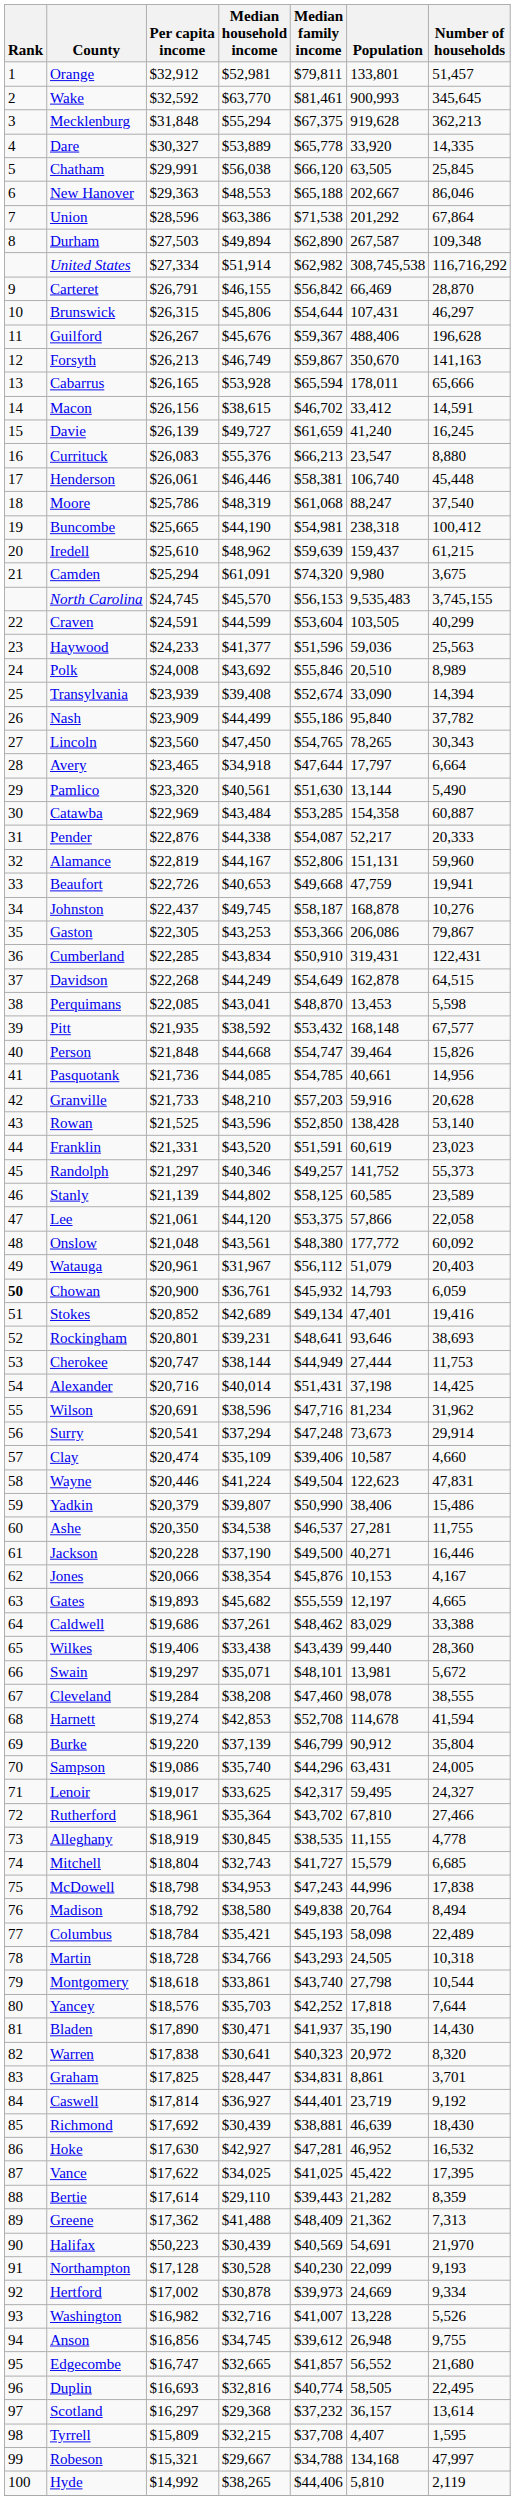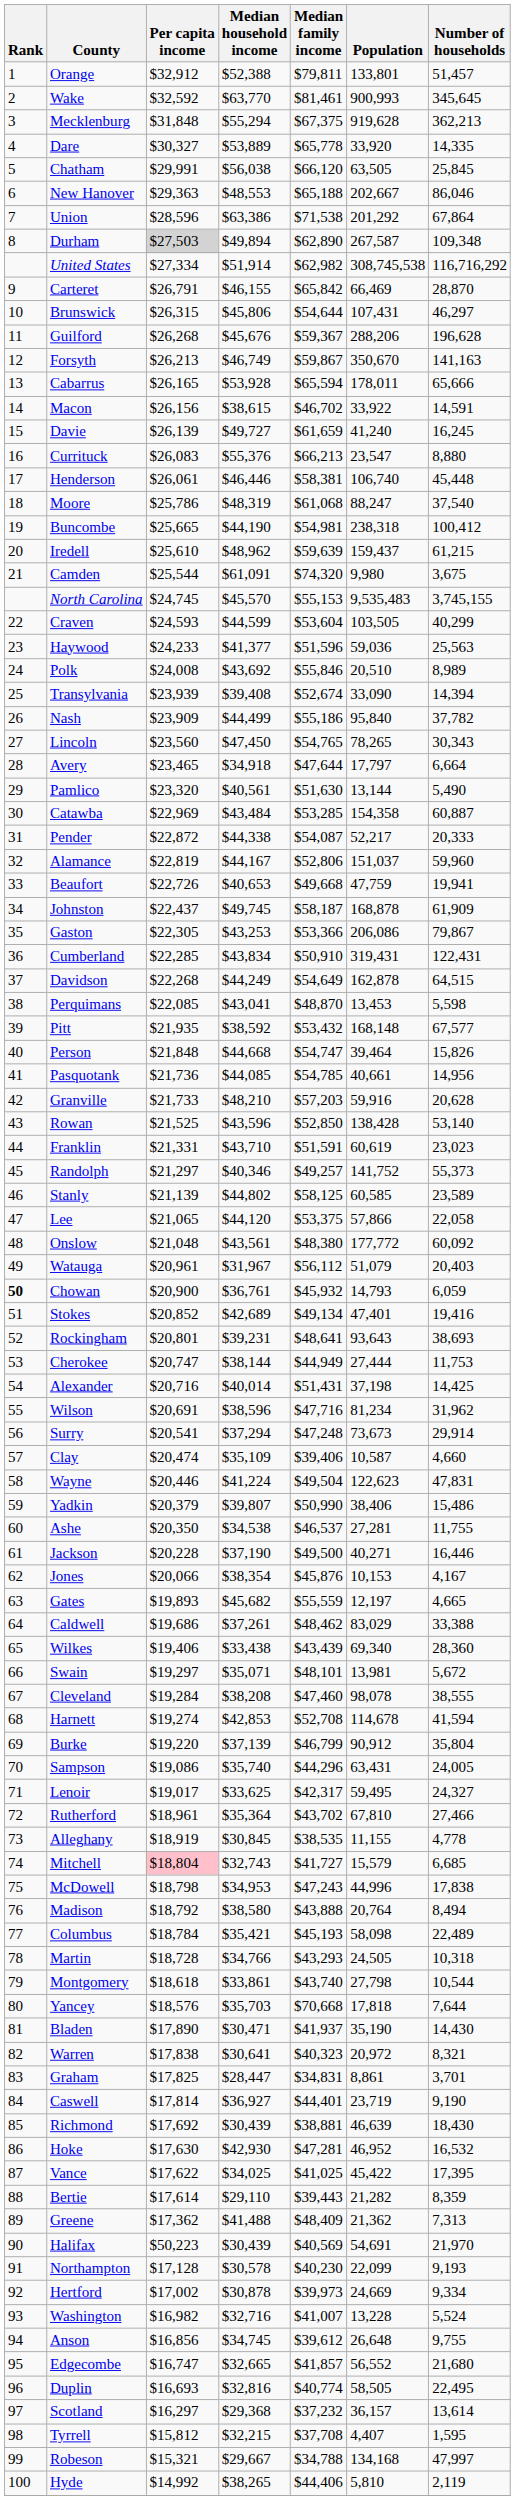(246, 74) $52,981 -> (246, 74) $52,388
(174, 241) no background -> (174, 241) lightgrey background
(318, 288) $56,842 -> (318, 288) $65,842
(174, 336) $26,267 -> (174, 336) $26,268
(375, 336) 488,406 -> (375, 336) 288,206
(371, 408) 33,412 -> (371, 408) 33,922
(174, 575) $25,294 -> (174, 575) $25,544
(318, 598) $56,153 -> (318, 598) $55,153
(174, 622) $24,591 -> (174, 622) $24,593
(174, 837) $22,876 -> (174, 837) $22,872
(375, 861) 151,131 -> (375, 861) 151,037
(453, 908) 10,276 -> (453, 908) 61,909
(246, 1147) $43,520 -> (246, 1147) $43,710
(174, 1219) $21,061 -> (174, 1219) $21,065
(371, 1338) 93,646 -> (371, 1338) 93,643
(371, 1648) 99,440 -> (371, 1648) 69,340
(174, 1863) no background -> (174, 1863) pink background
(318, 1910) $49,838 -> (318, 1910) $43,888
(318, 2006) $42,252 -> (318, 2006) $70,668
(449, 2053) 8,320 -> (449, 2053) 8,321
(449, 2101) 9,192 -> (449, 2101) 9,190
(246, 2149) $42,927 -> (246, 2149) $42,930
(246, 2268) $30,528 -> (246, 2268) $30,578
(449, 2316) 5,526 -> (449, 2316) 5,524
(371, 2340) 26,948 -> (371, 2340) 26,648
(174, 2435) $15,809 -> (174, 2435) $15,812
